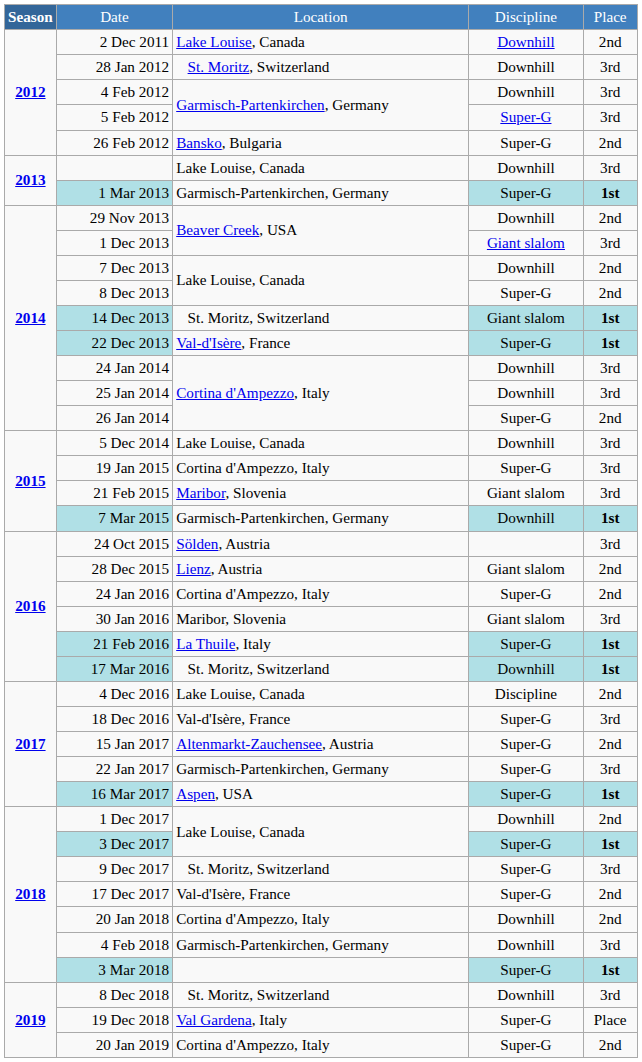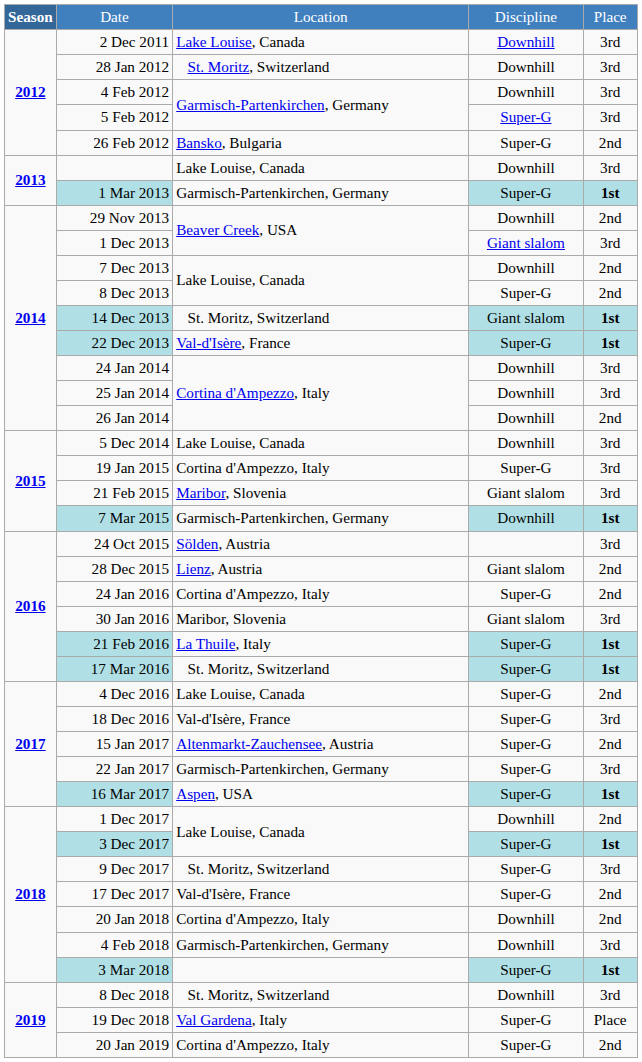(610, 42) 2nd -> (610, 42) 3rd
(526, 418) Super-G -> (526, 418) Downhill
(526, 668) Downhill -> (526, 668) Super-G
(526, 693) Discipline -> (526, 693) Super-G
